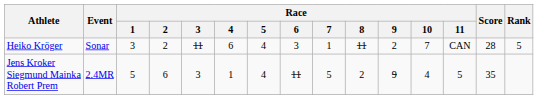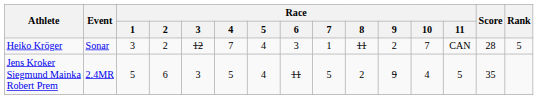(198, 46) 11 -> (198, 46) 12
(231, 46) 6 -> (231, 46) 7
(231, 74) 1 -> (231, 74) 5
